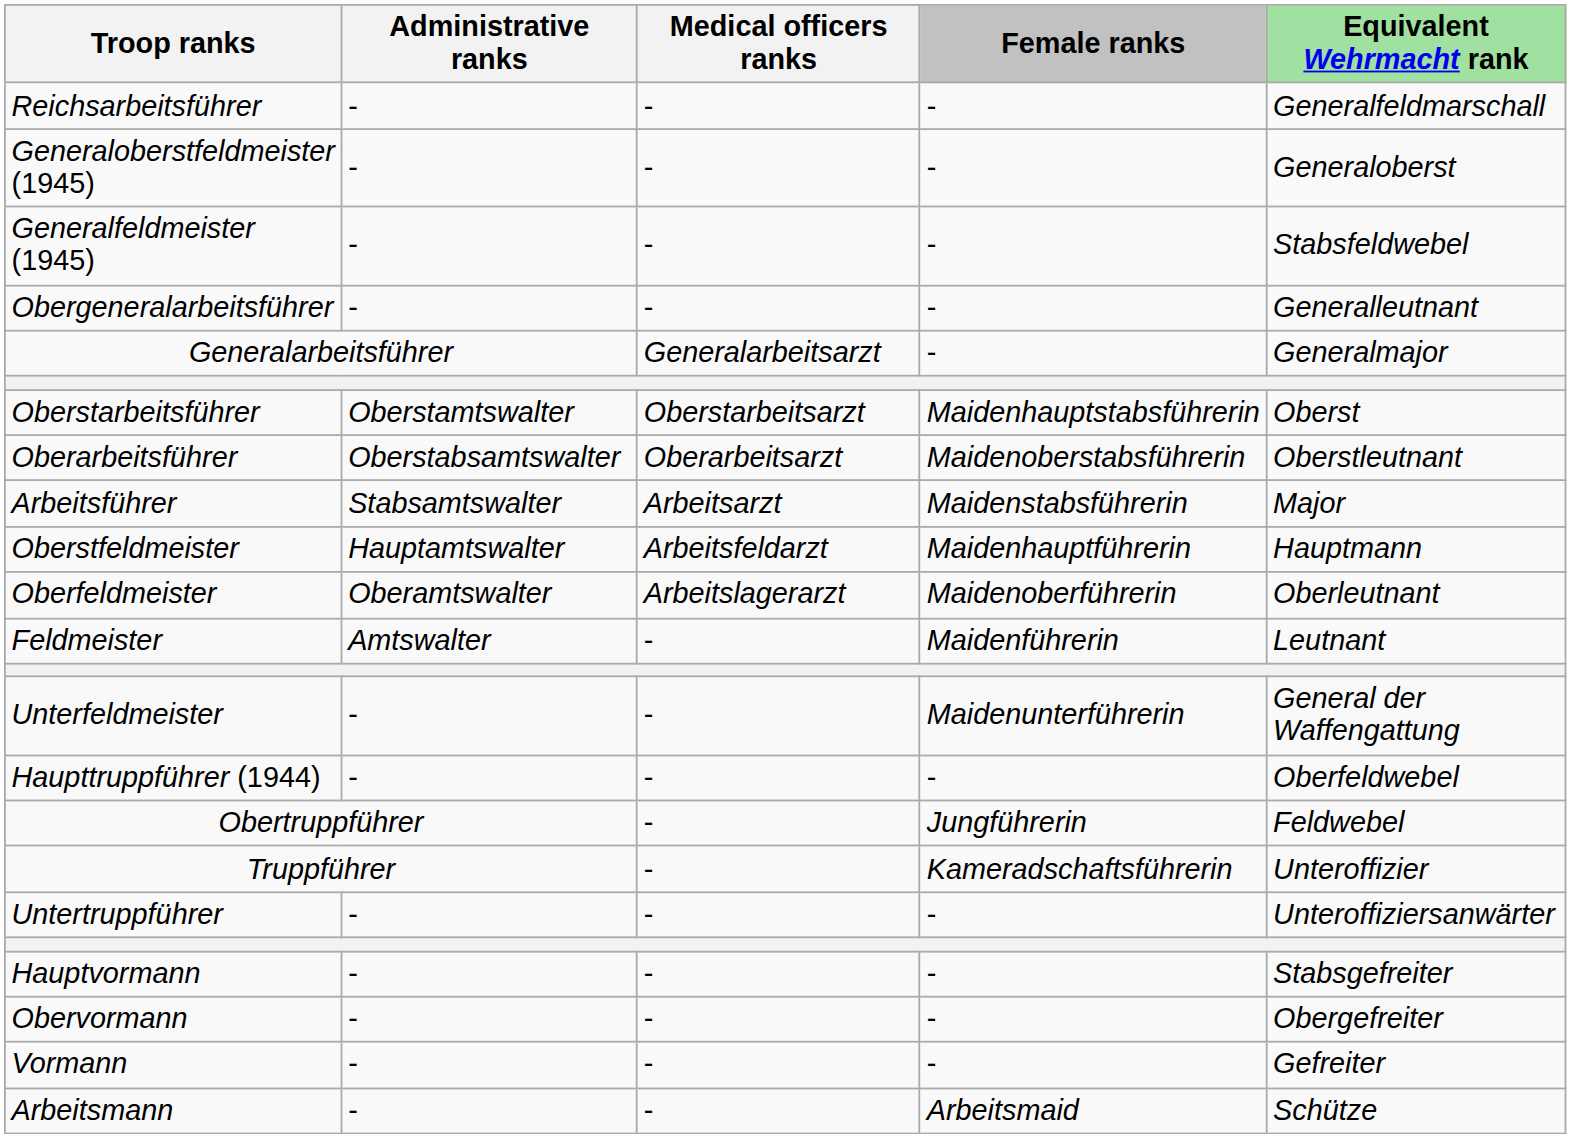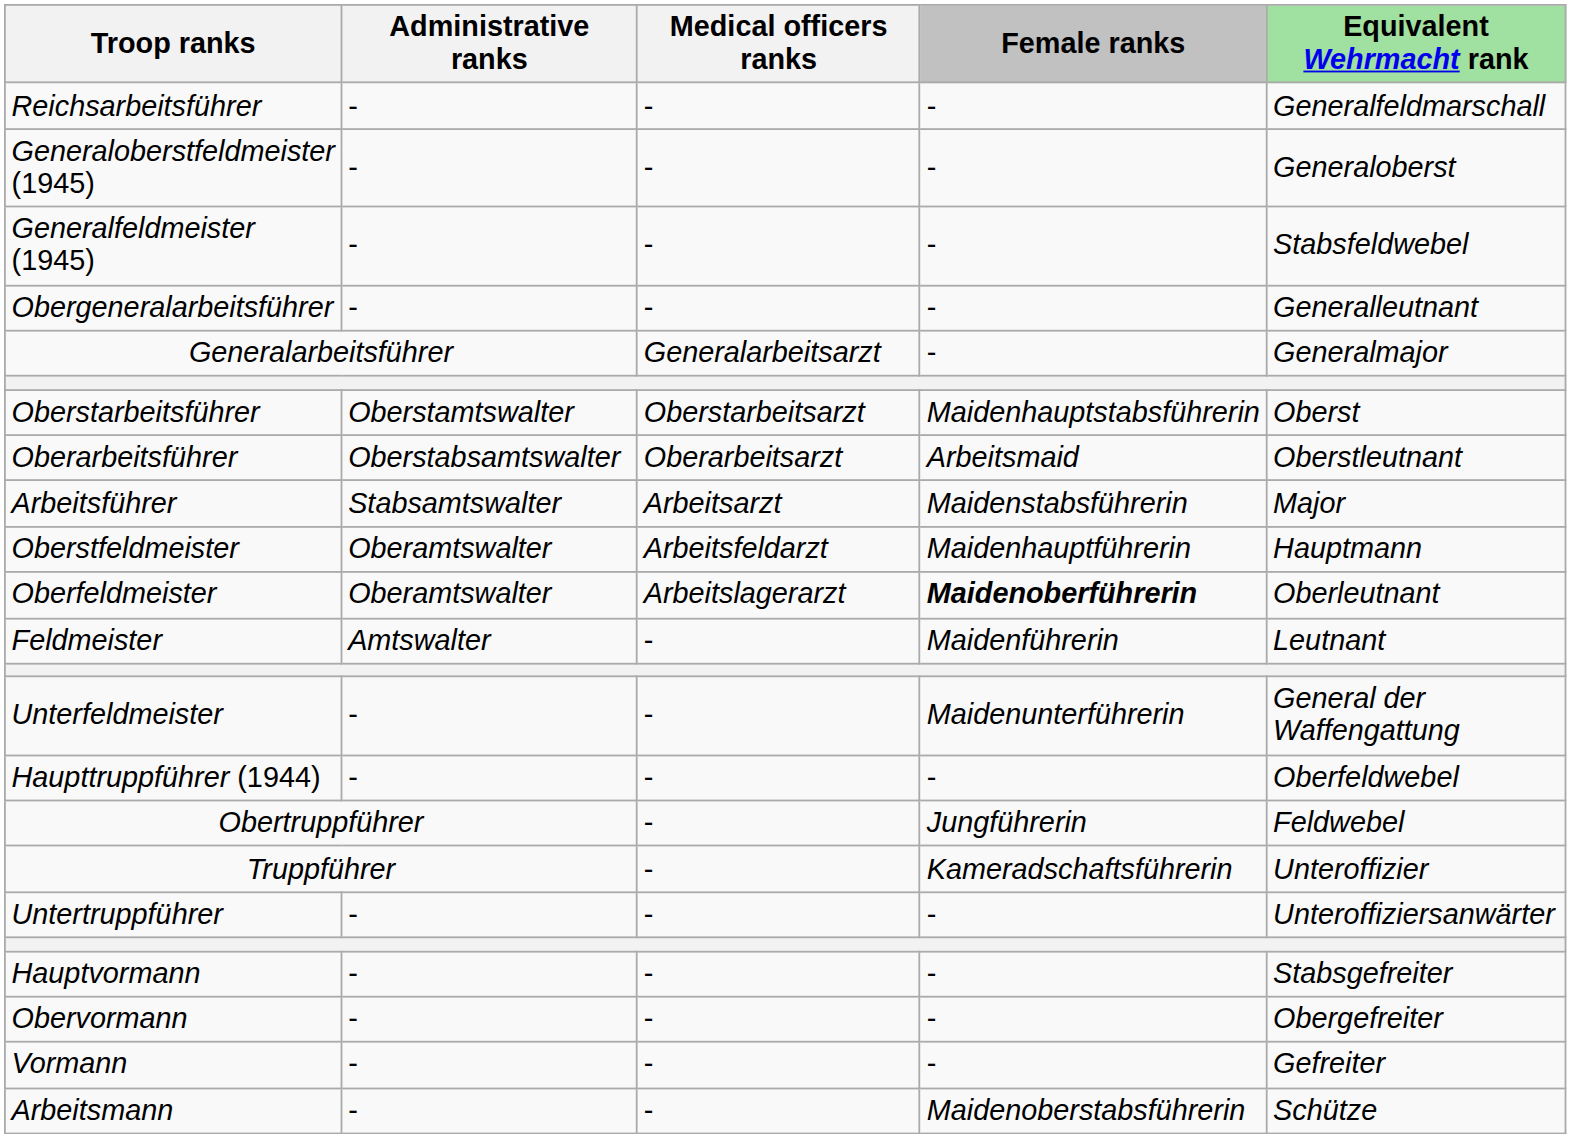(1086, 457) Maidenoberstabsführerin -> (1003, 457) Arbeitsmaid
(456, 548) Hauptamtswalter -> (450, 548) Oberamtswalter
(1052, 594) normal -> (1062, 594) bold
(1003, 1110) Arbeitsmaid -> (1086, 1110) Maidenoberstabsführerin
